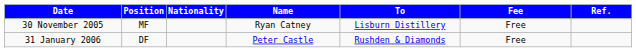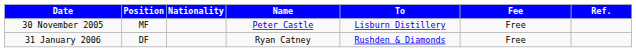(283, 25) Ryan Catney -> (283, 25) Peter Castle
(283, 39) Peter Castle -> (283, 39) Ryan Catney
